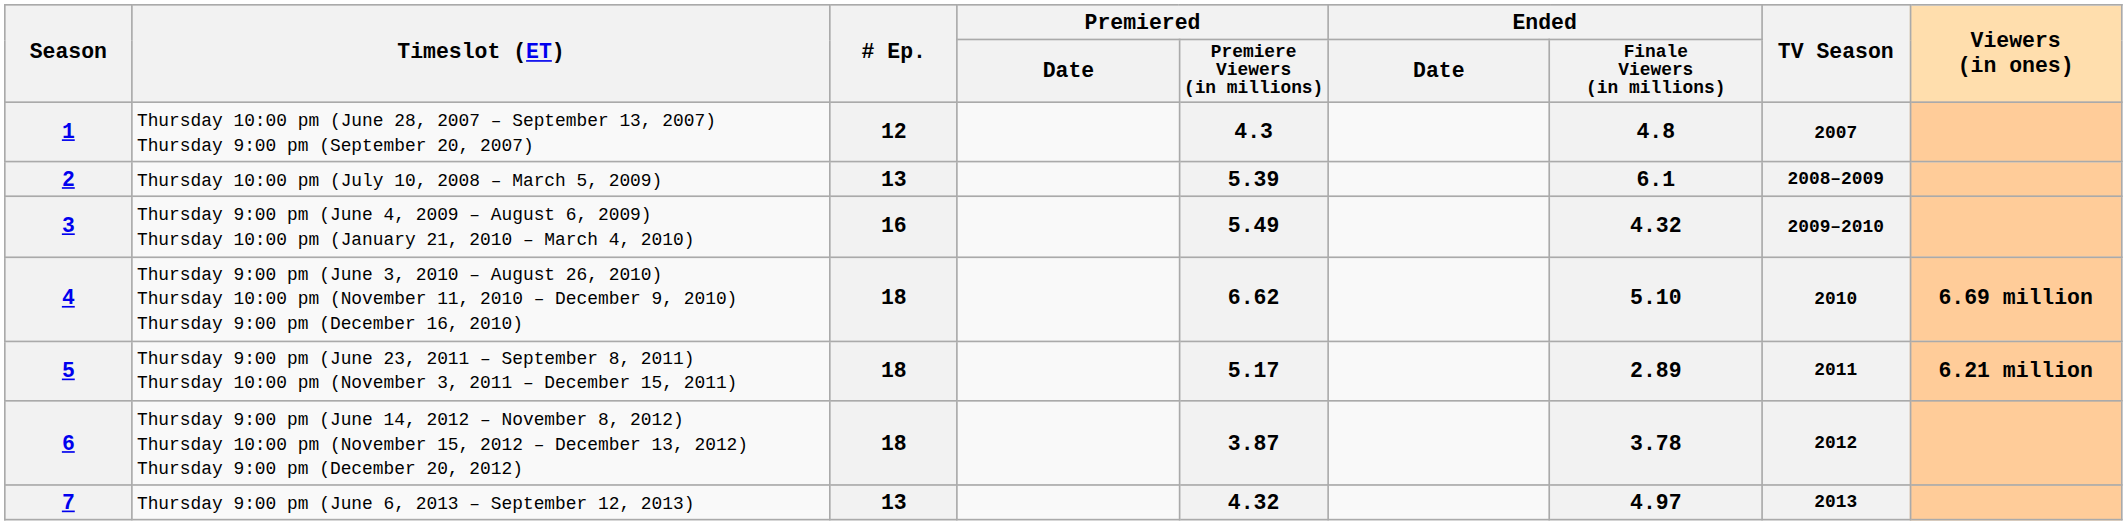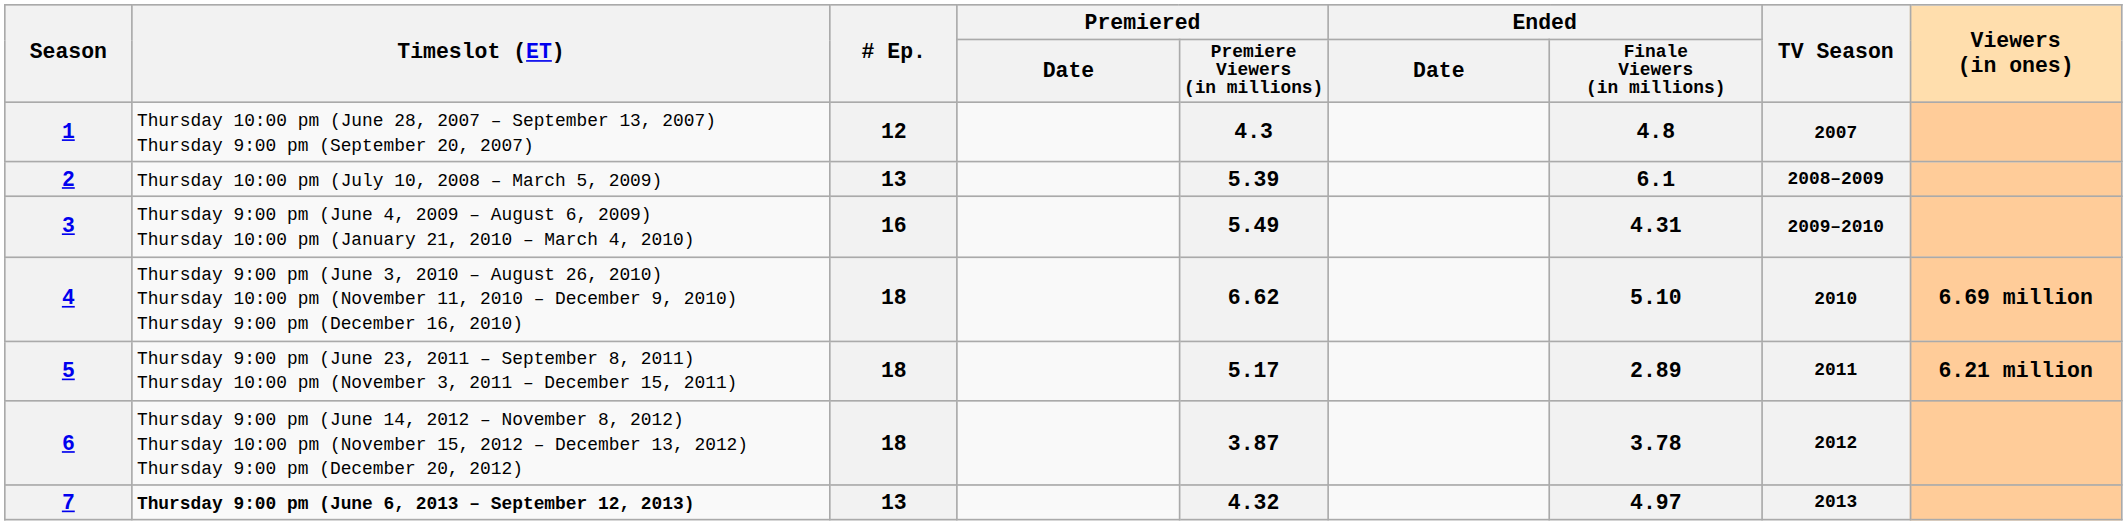(1656, 227) 4.32 -> (1656, 227) 4.31
(416, 503) normal -> (416, 503) bold
